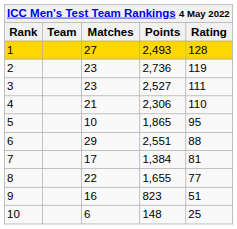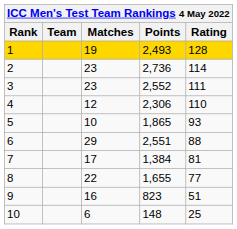(91, 50) 27 -> (91, 50) 19
(197, 68) 119 -> (197, 68) 114
(157, 86) 2,527 -> (157, 86) 2,552
(91, 104) 21 -> (91, 104) 12
(195, 123) 95 -> (195, 123) 93
